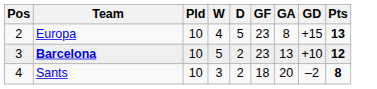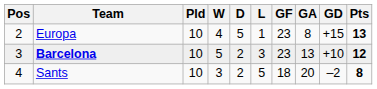+ column: (262, 14)
